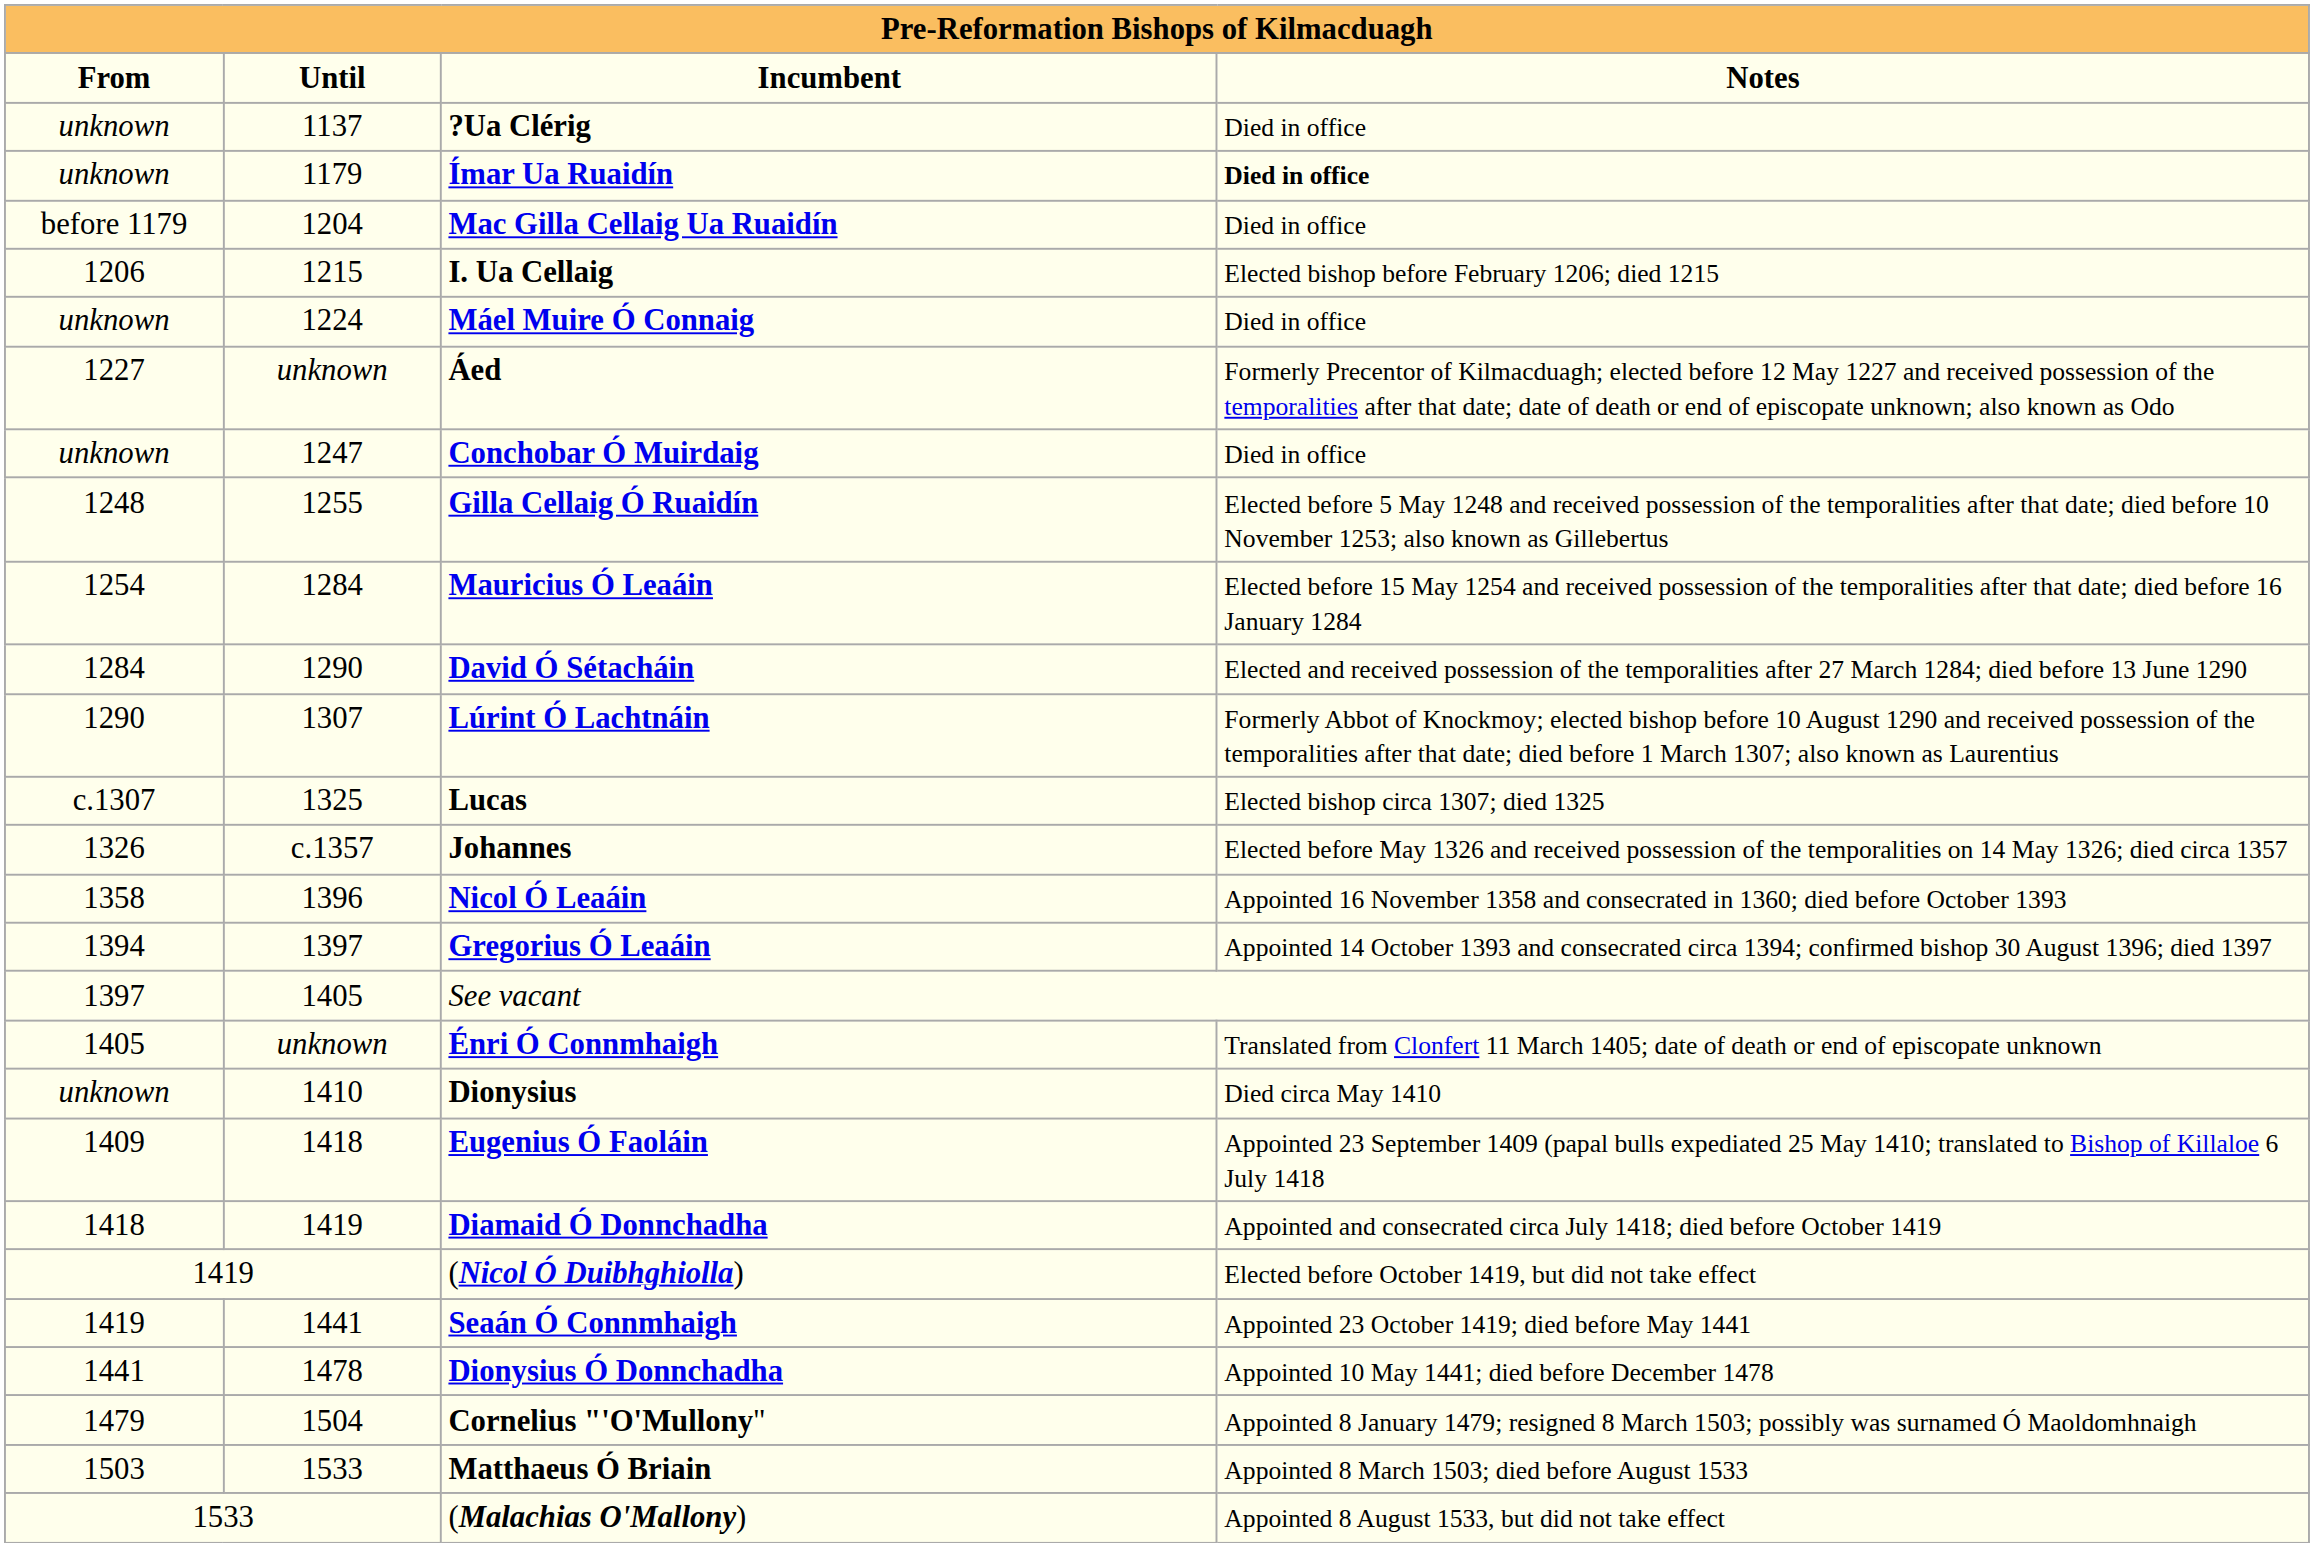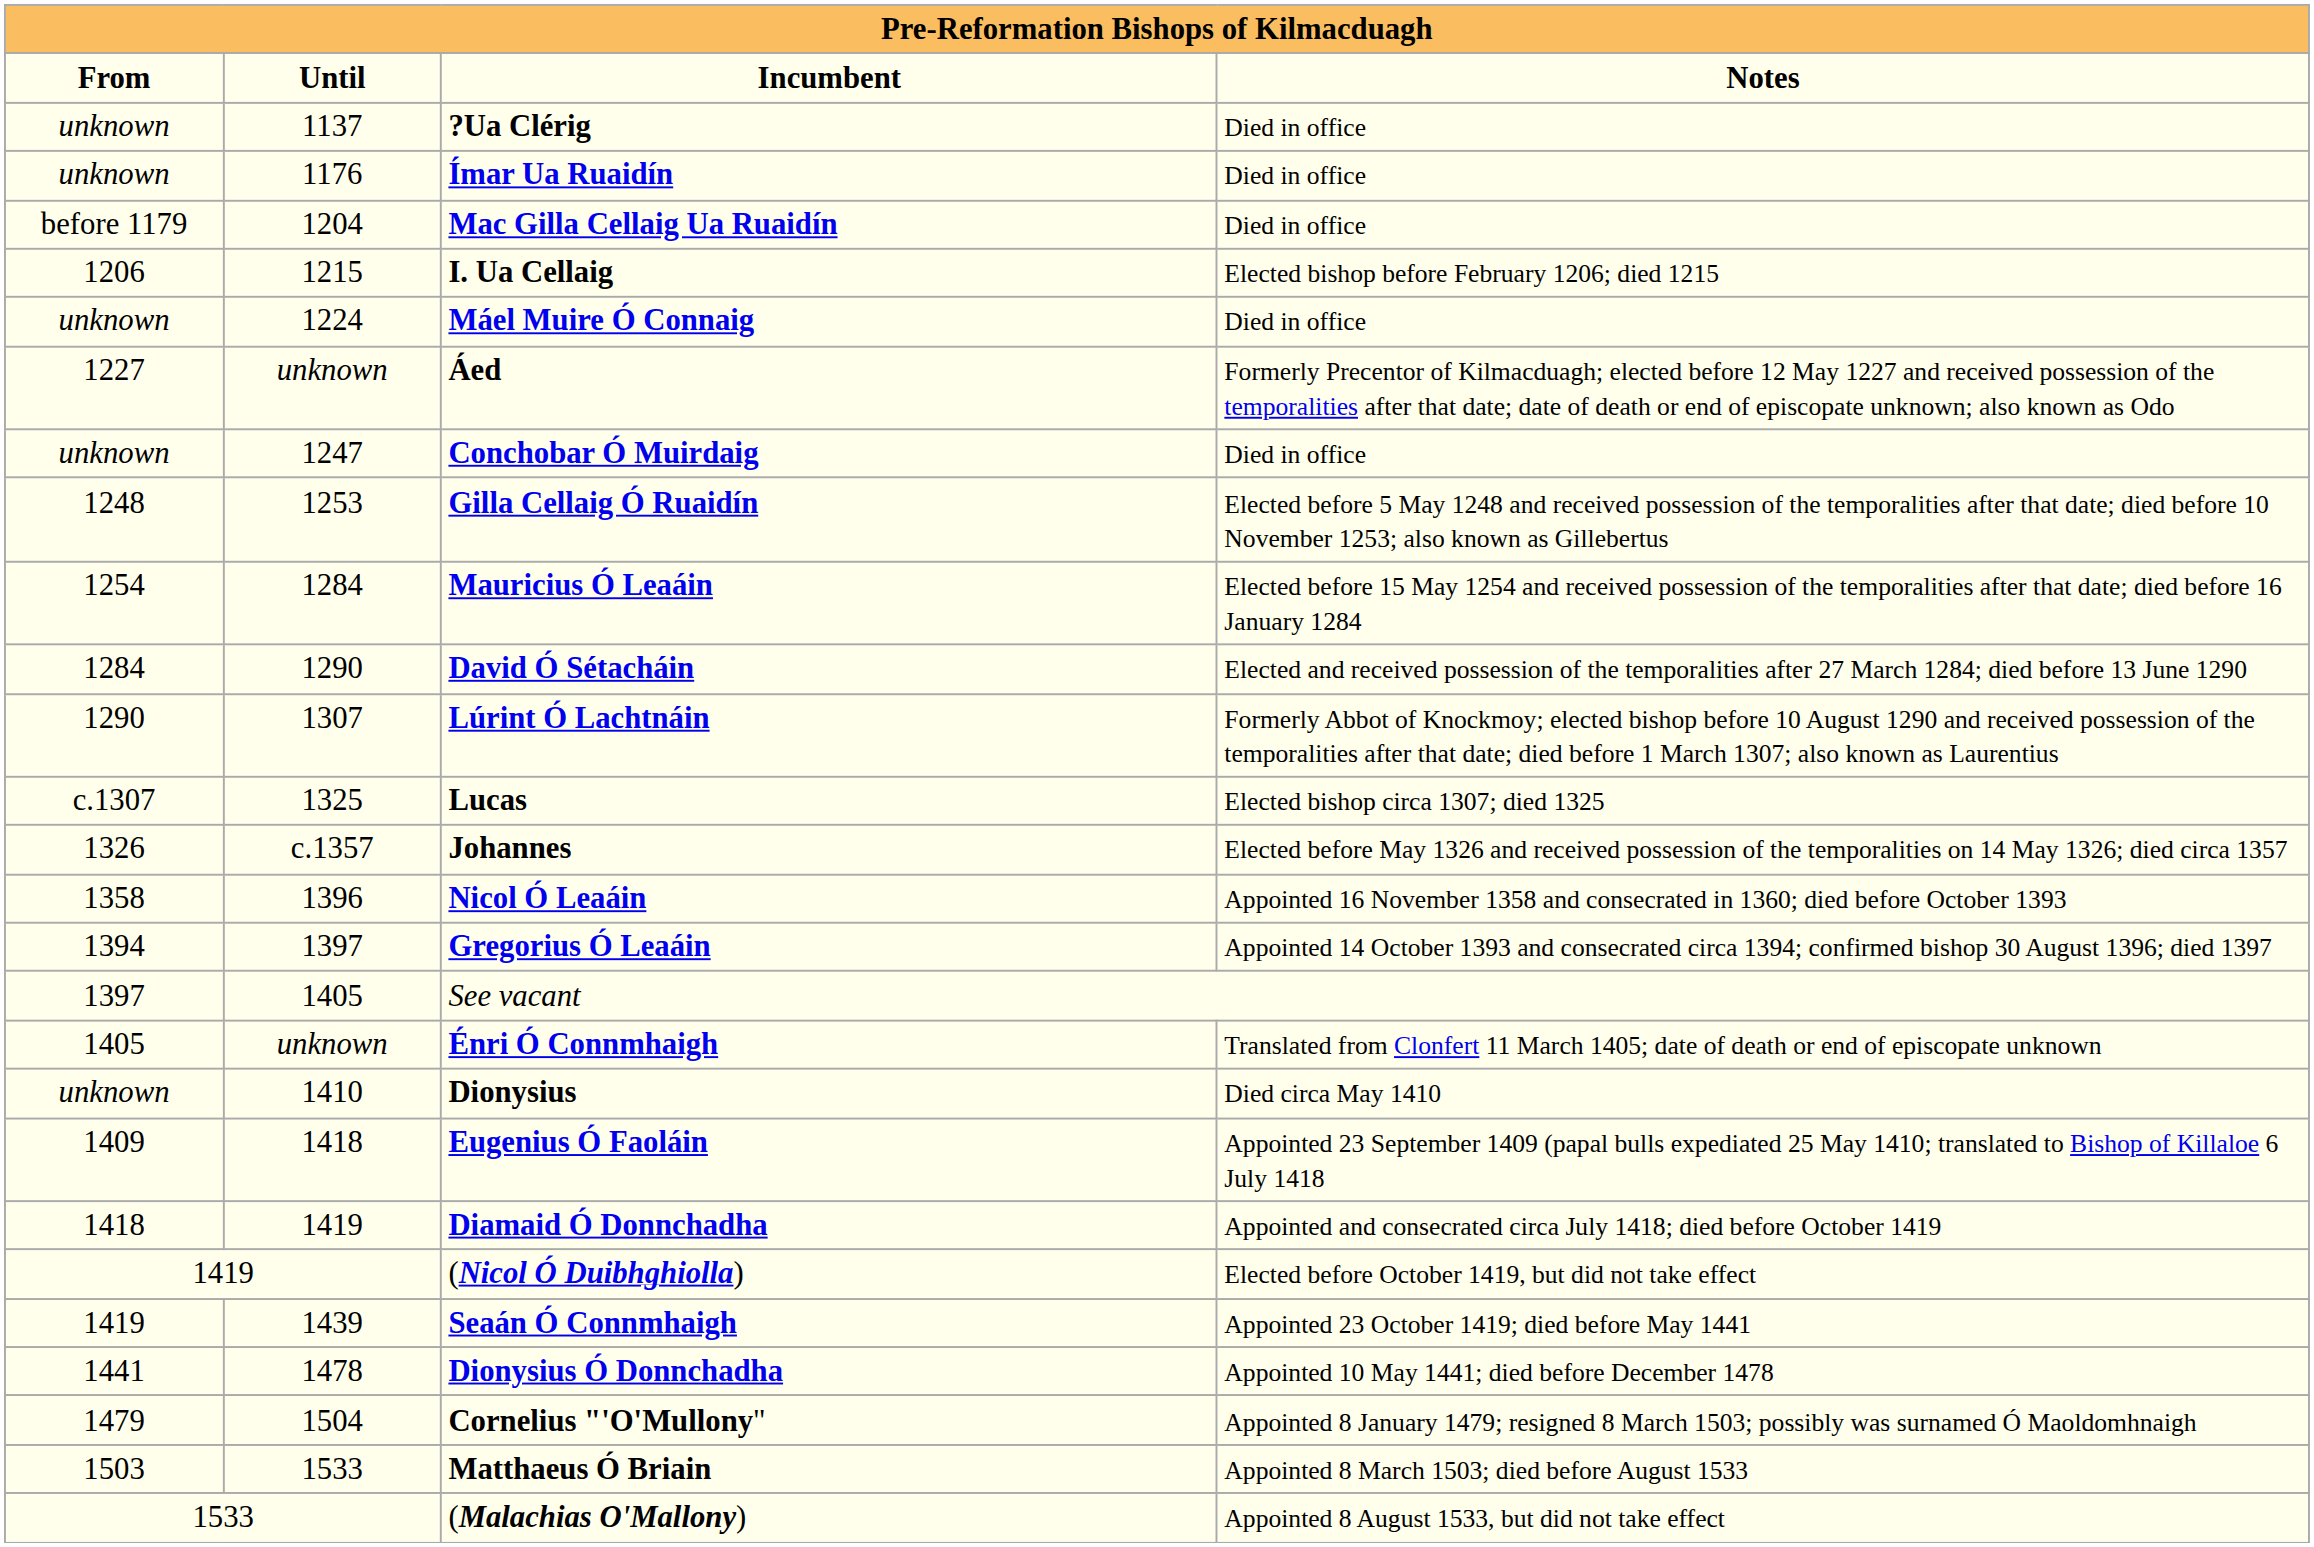(332, 175) 1179 -> (332, 175) 1176
(1297, 175) bold -> (1295, 176) normal
(332, 501) 1255 -> (332, 501) 1253
(332, 1322) 1441 -> (332, 1322) 1439
